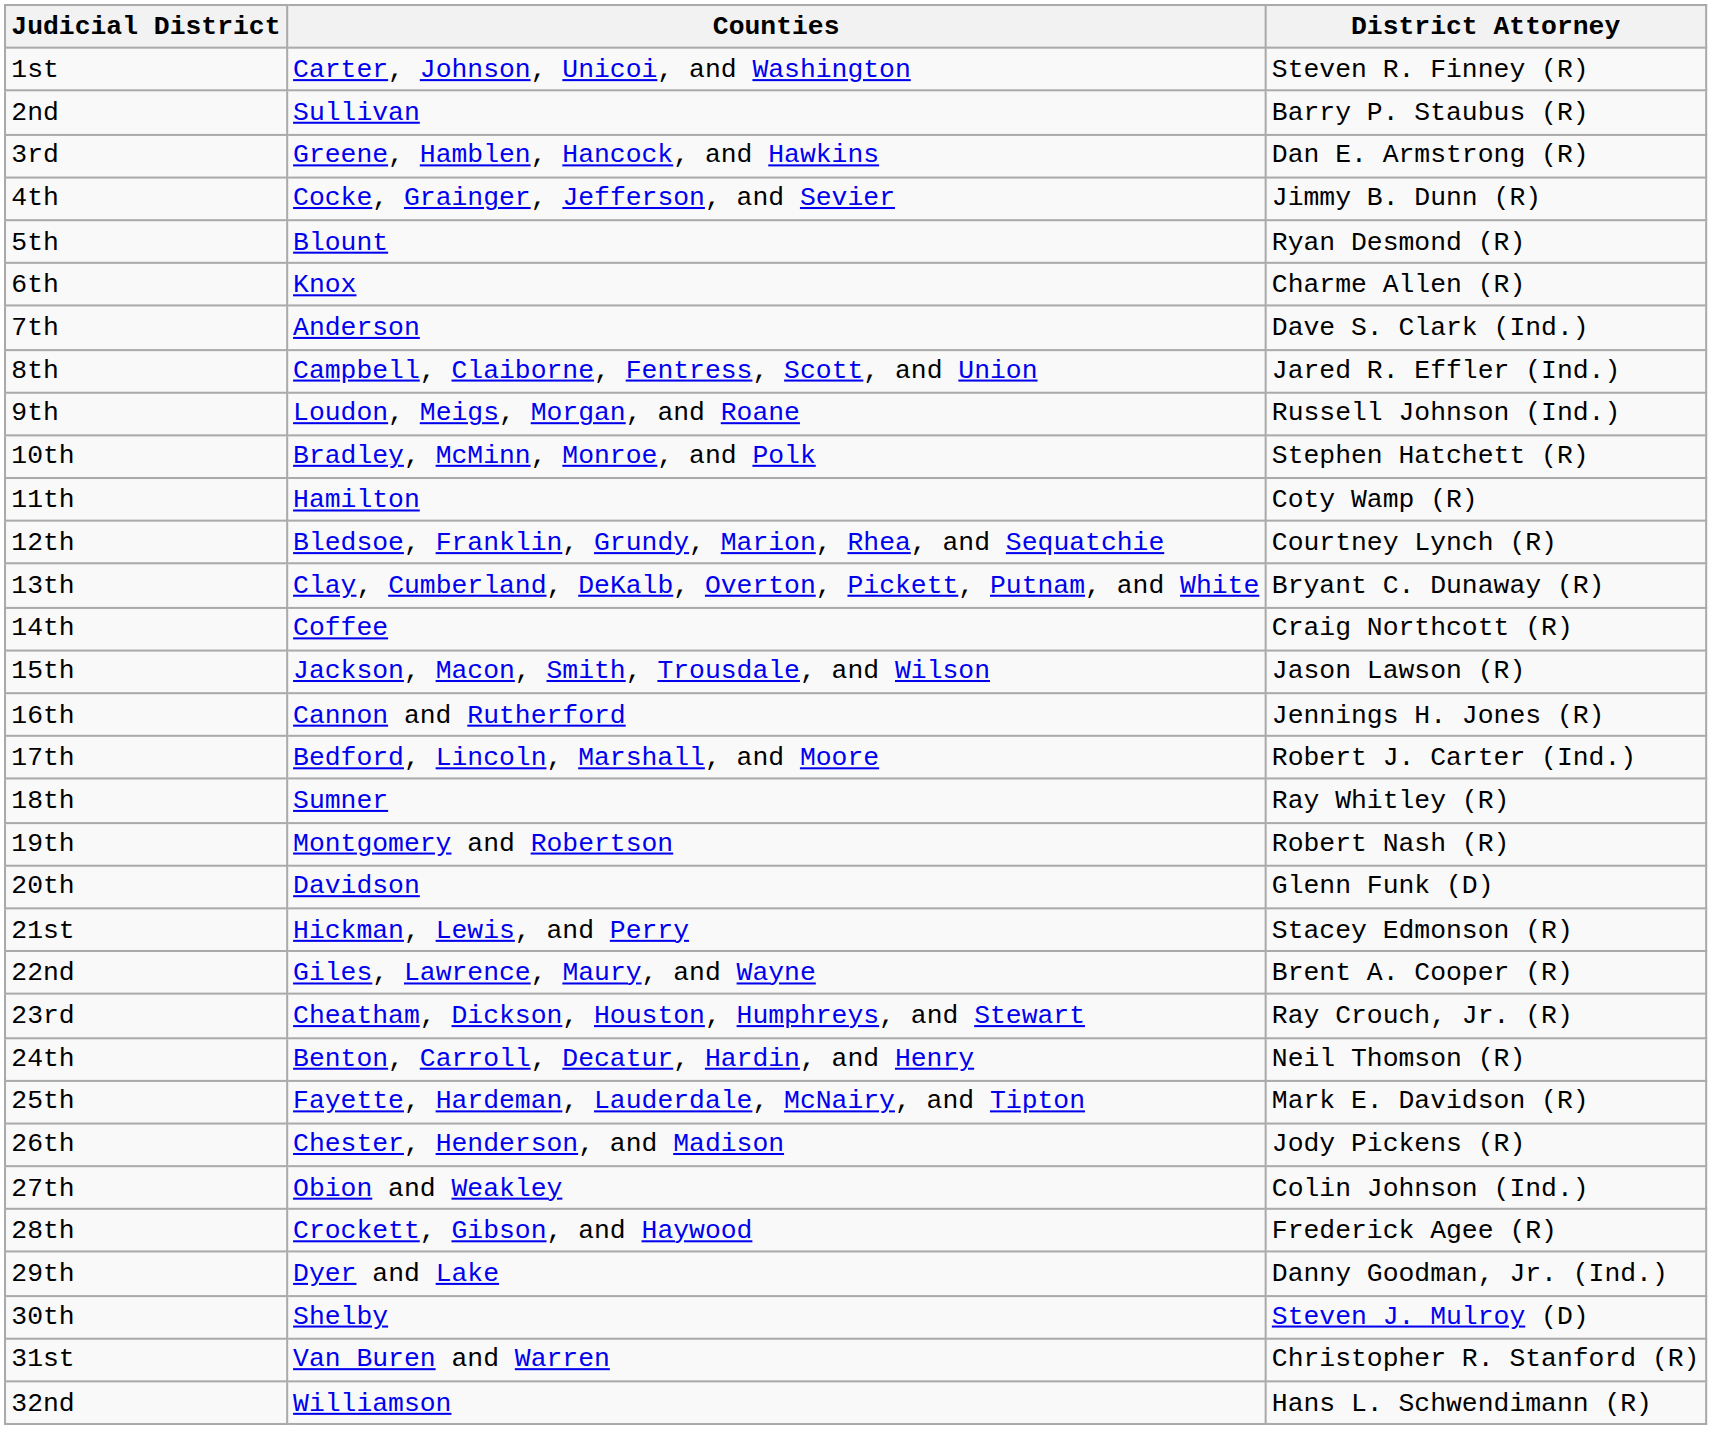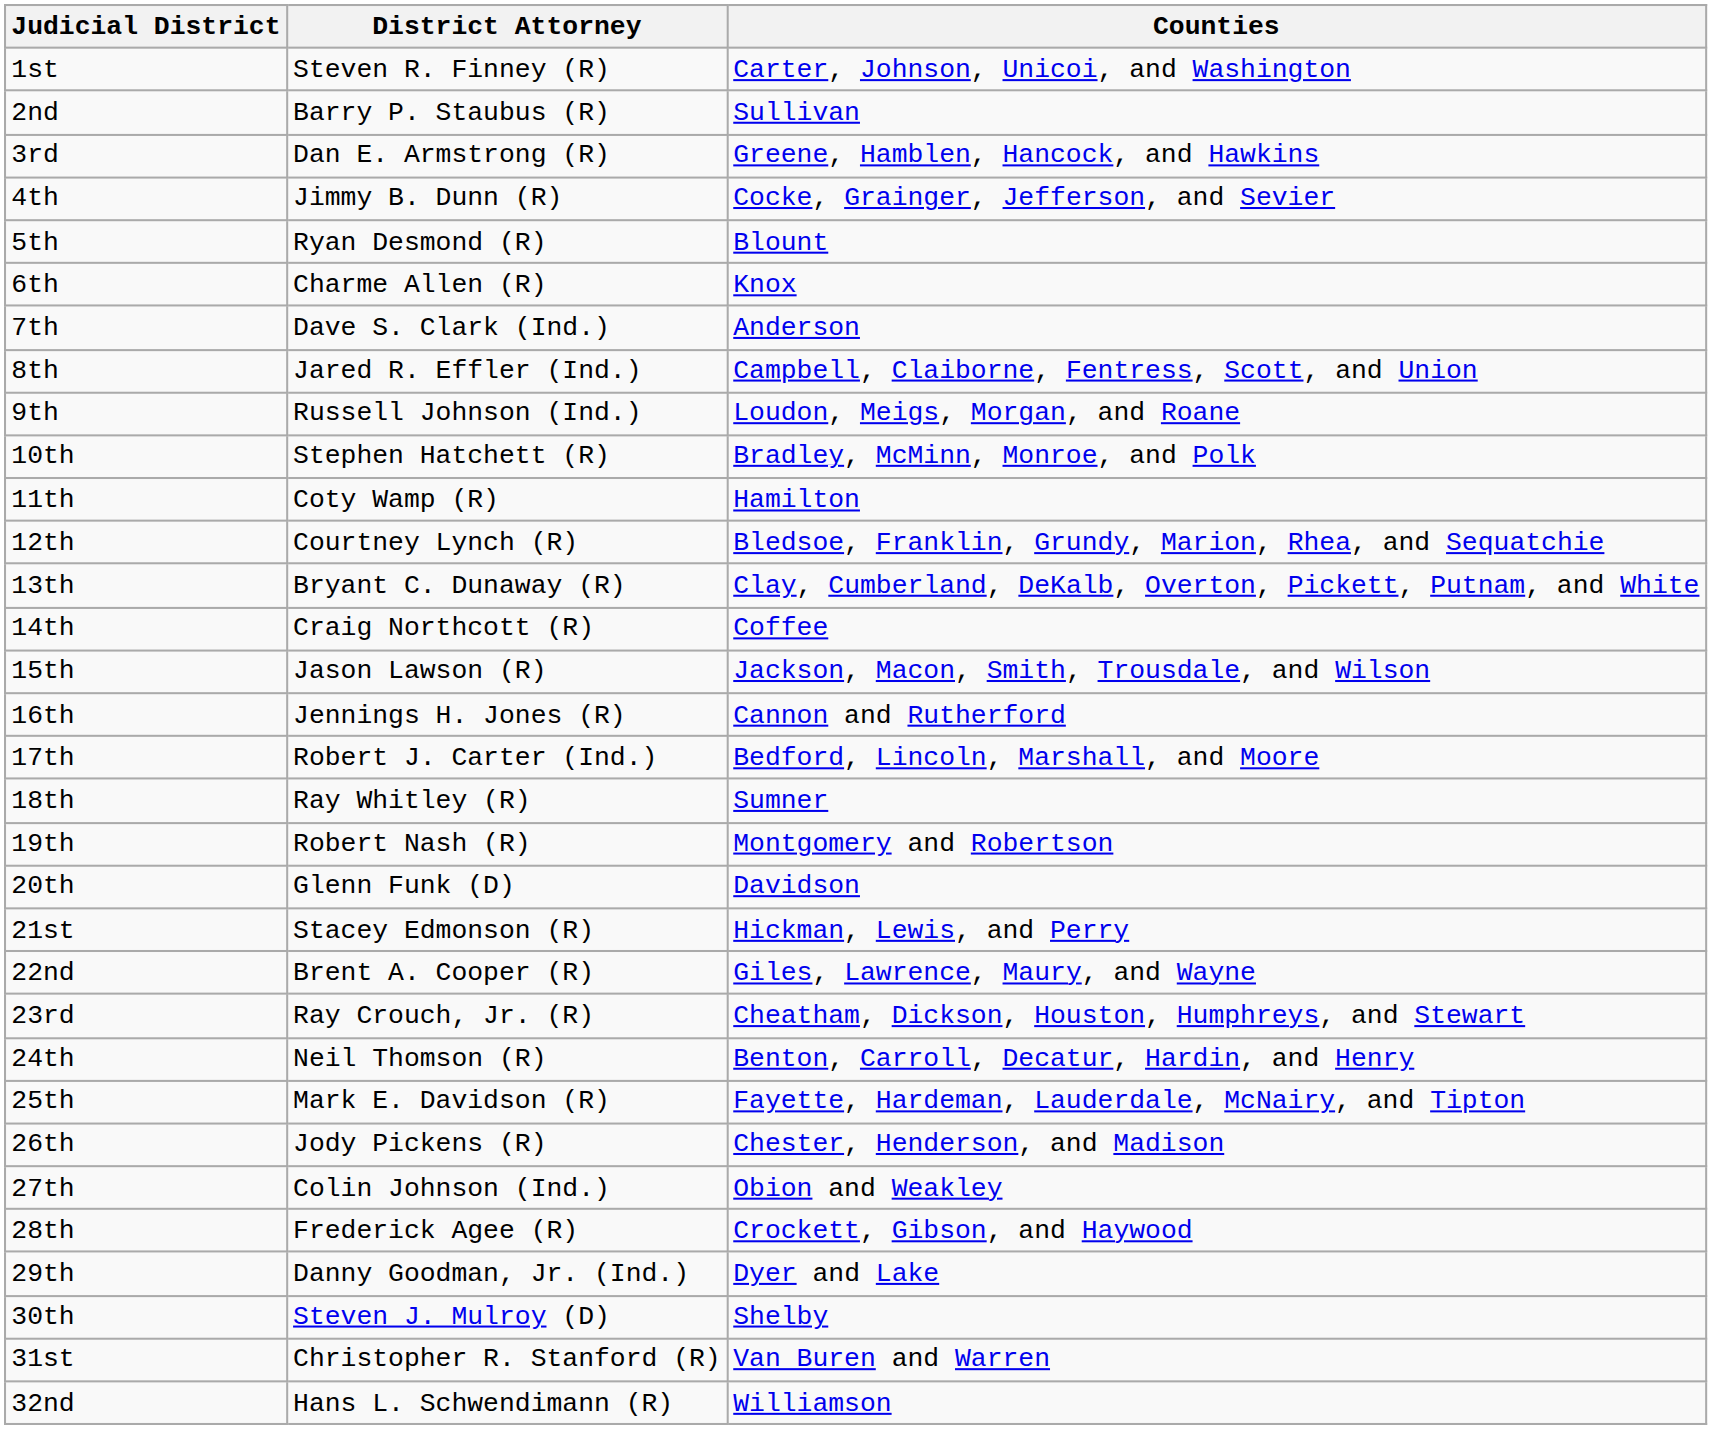columns swapped: (776, 27) <-> (1486, 27)
